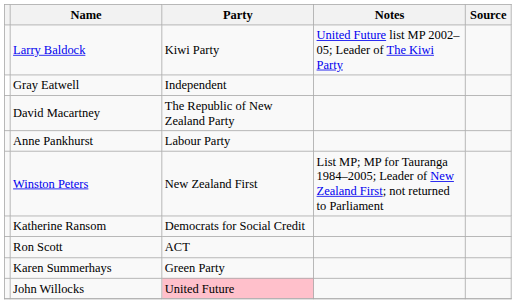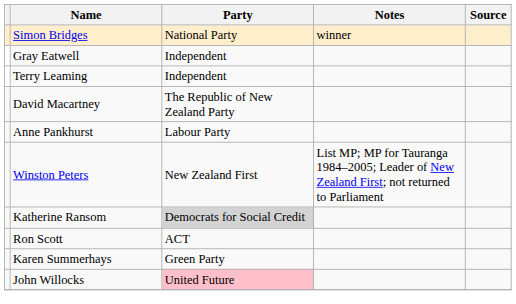- row: (49, 50)
+ row: (50, 35)
+ row: (50, 76)
(235, 226) no background -> (235, 217) lightgrey background
